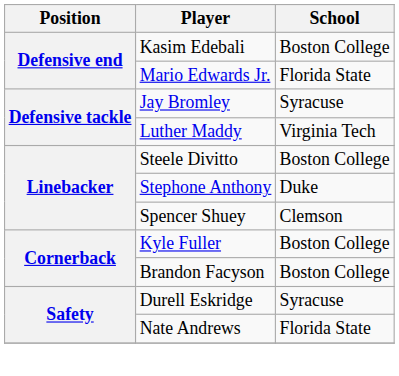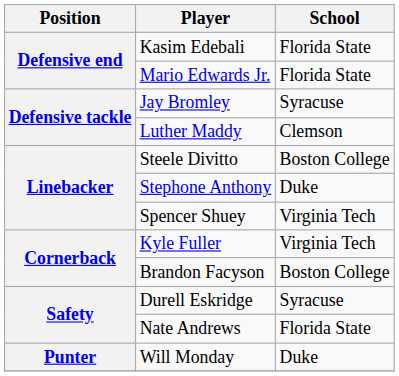(335, 46) Boston College -> (325, 46) Florida State
(328, 131) Virginia Tech -> (311, 131) Clemson
(311, 215) Clemson -> (328, 215) Virginia Tech
(335, 243) Boston College -> (328, 243) Virginia Tech
+ row: (187, 356)
